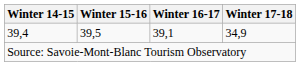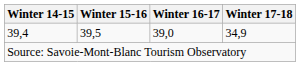(163, 33) 39,1 -> (163, 33) 39,0
